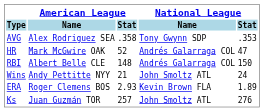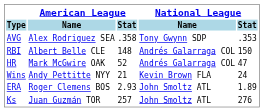rows swapped: (12, 51) <-> (14, 63)
(175, 75) John Smoltz ATL -> (175, 75) Kevin Brown FLA
(175, 88) Kevin Brown FLA -> (175, 88) John Smoltz ATL
